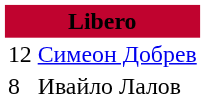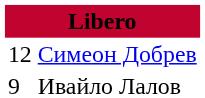(14, 86) 8 -> (14, 86) 9
